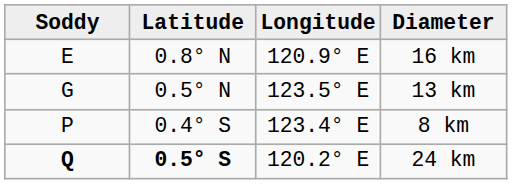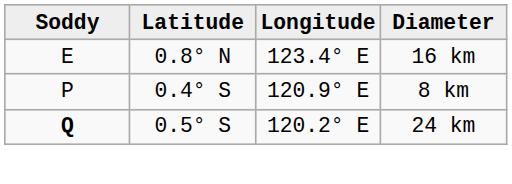(318, 57) 120.9° E -> (318, 57) 123.4° E
- row: (443, 92)
(318, 126) 123.4° E -> (318, 92) 120.9° E
(193, 161) bold -> (193, 126) normal
